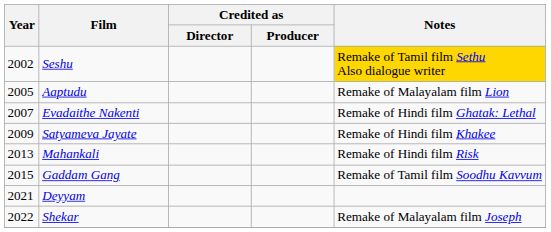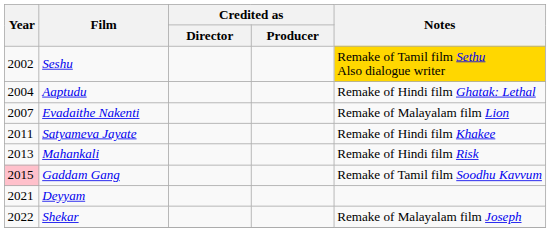(21, 92) 2005 -> (21, 92) 2004
(423, 92) Remake of Malayalam film Lion -> (436, 92) Remake of Hindi film Ghatak: Lethal
(436, 112) Remake of Hindi film Ghatak: Lethal -> (423, 112) Remake of Malayalam film Lion
(21, 133) 2009 -> (20, 133) 2011
(21, 175) no background -> (21, 175) pink background
